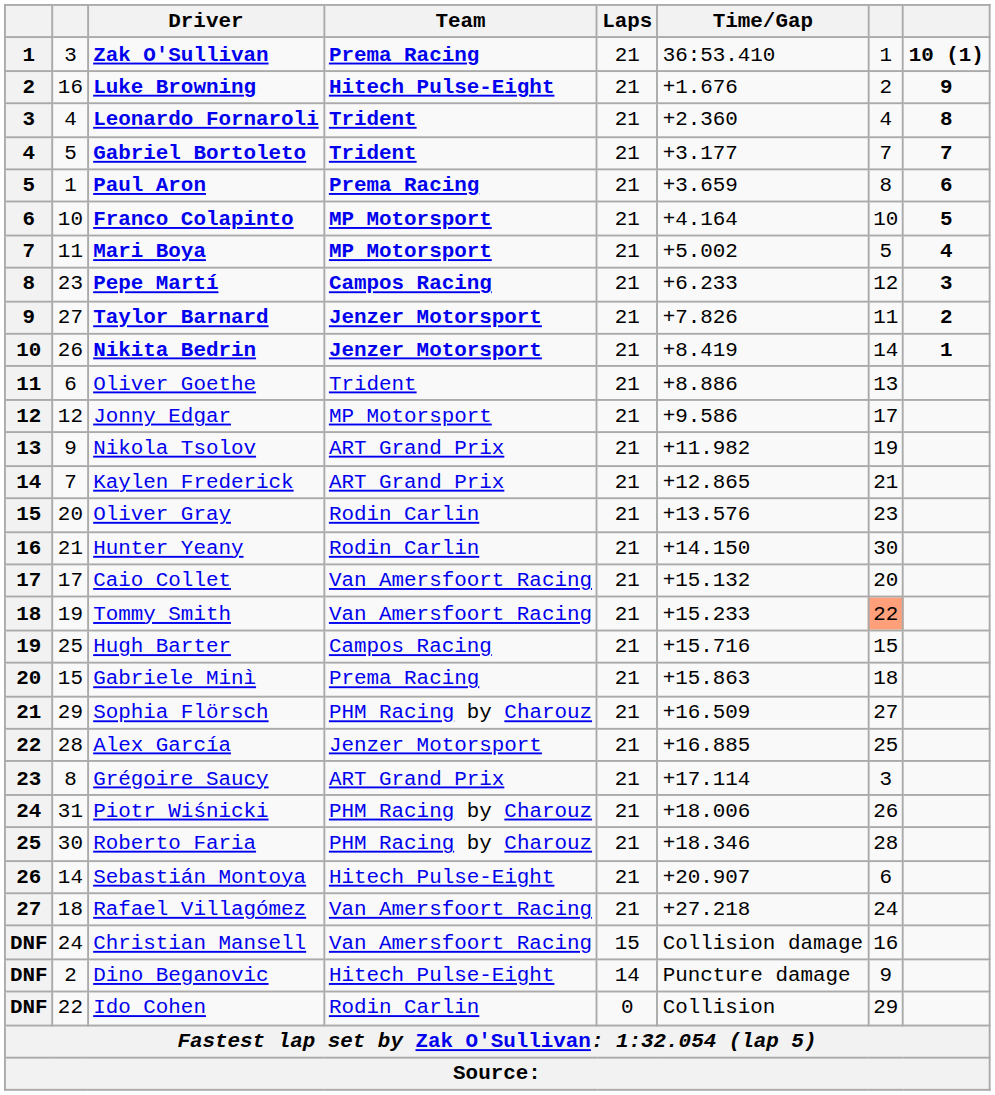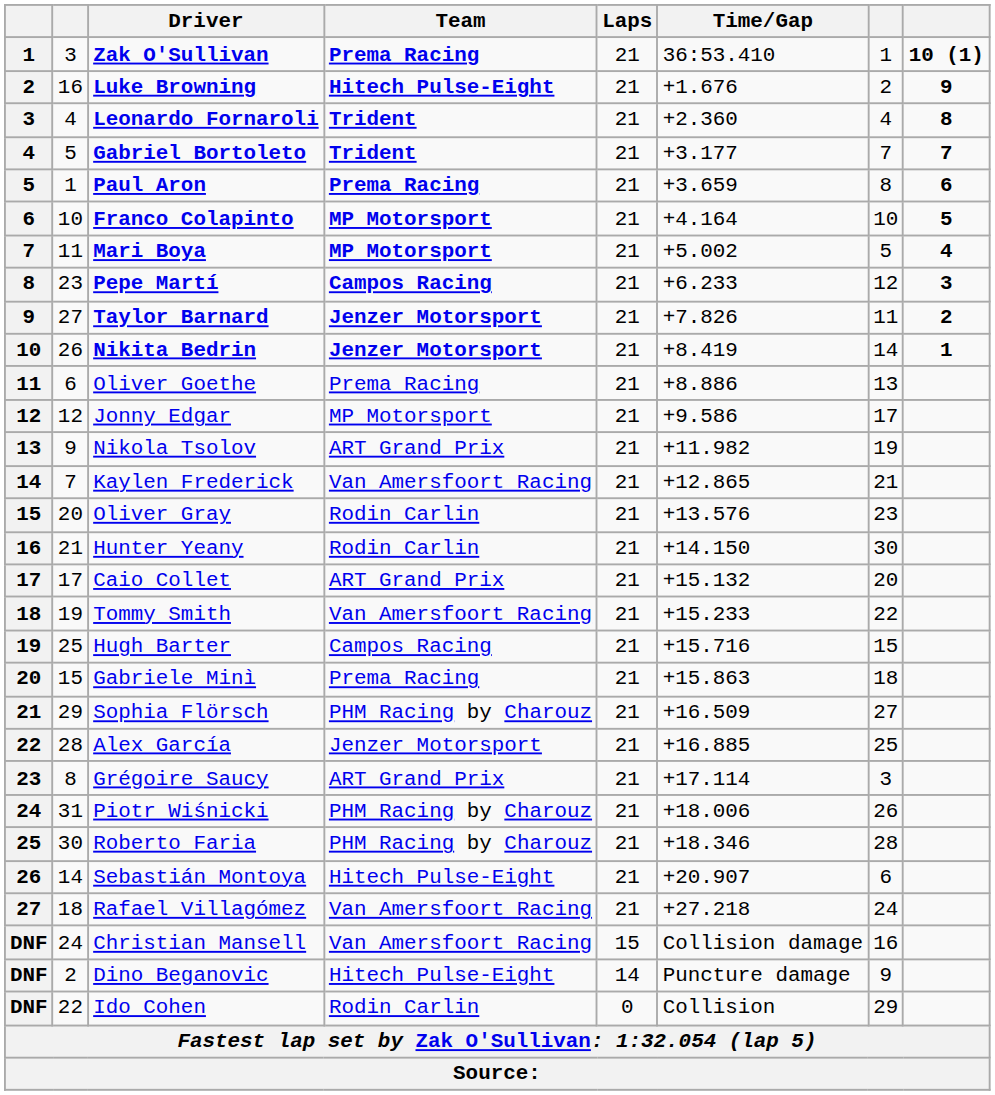(373, 383) Trident -> (404, 383) Prema Racing
(417, 482) ART Grand Prix -> (460, 482) Van Amersfoort Racing
(460, 581) Van Amersfoort Racing -> (417, 581) ART Grand Prix
(886, 614) lightsalmon background -> (886, 614) no background
